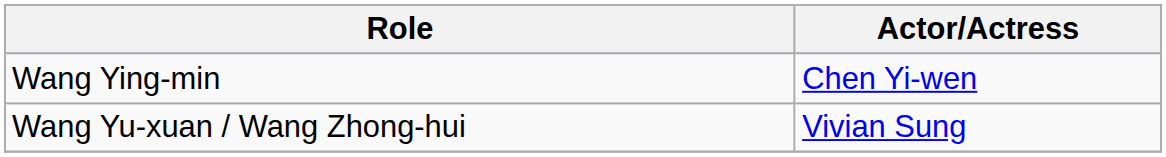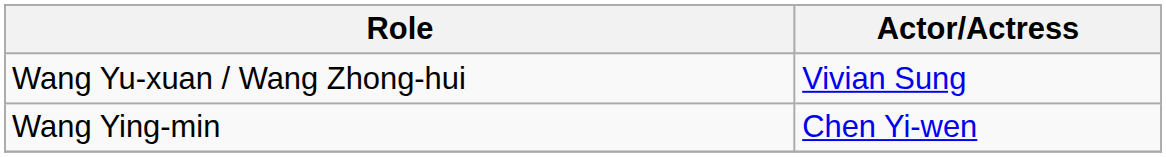rows swapped: (116, 77) <-> (239, 126)
